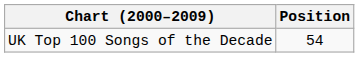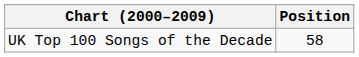(315, 40) 54 -> (315, 40) 58
